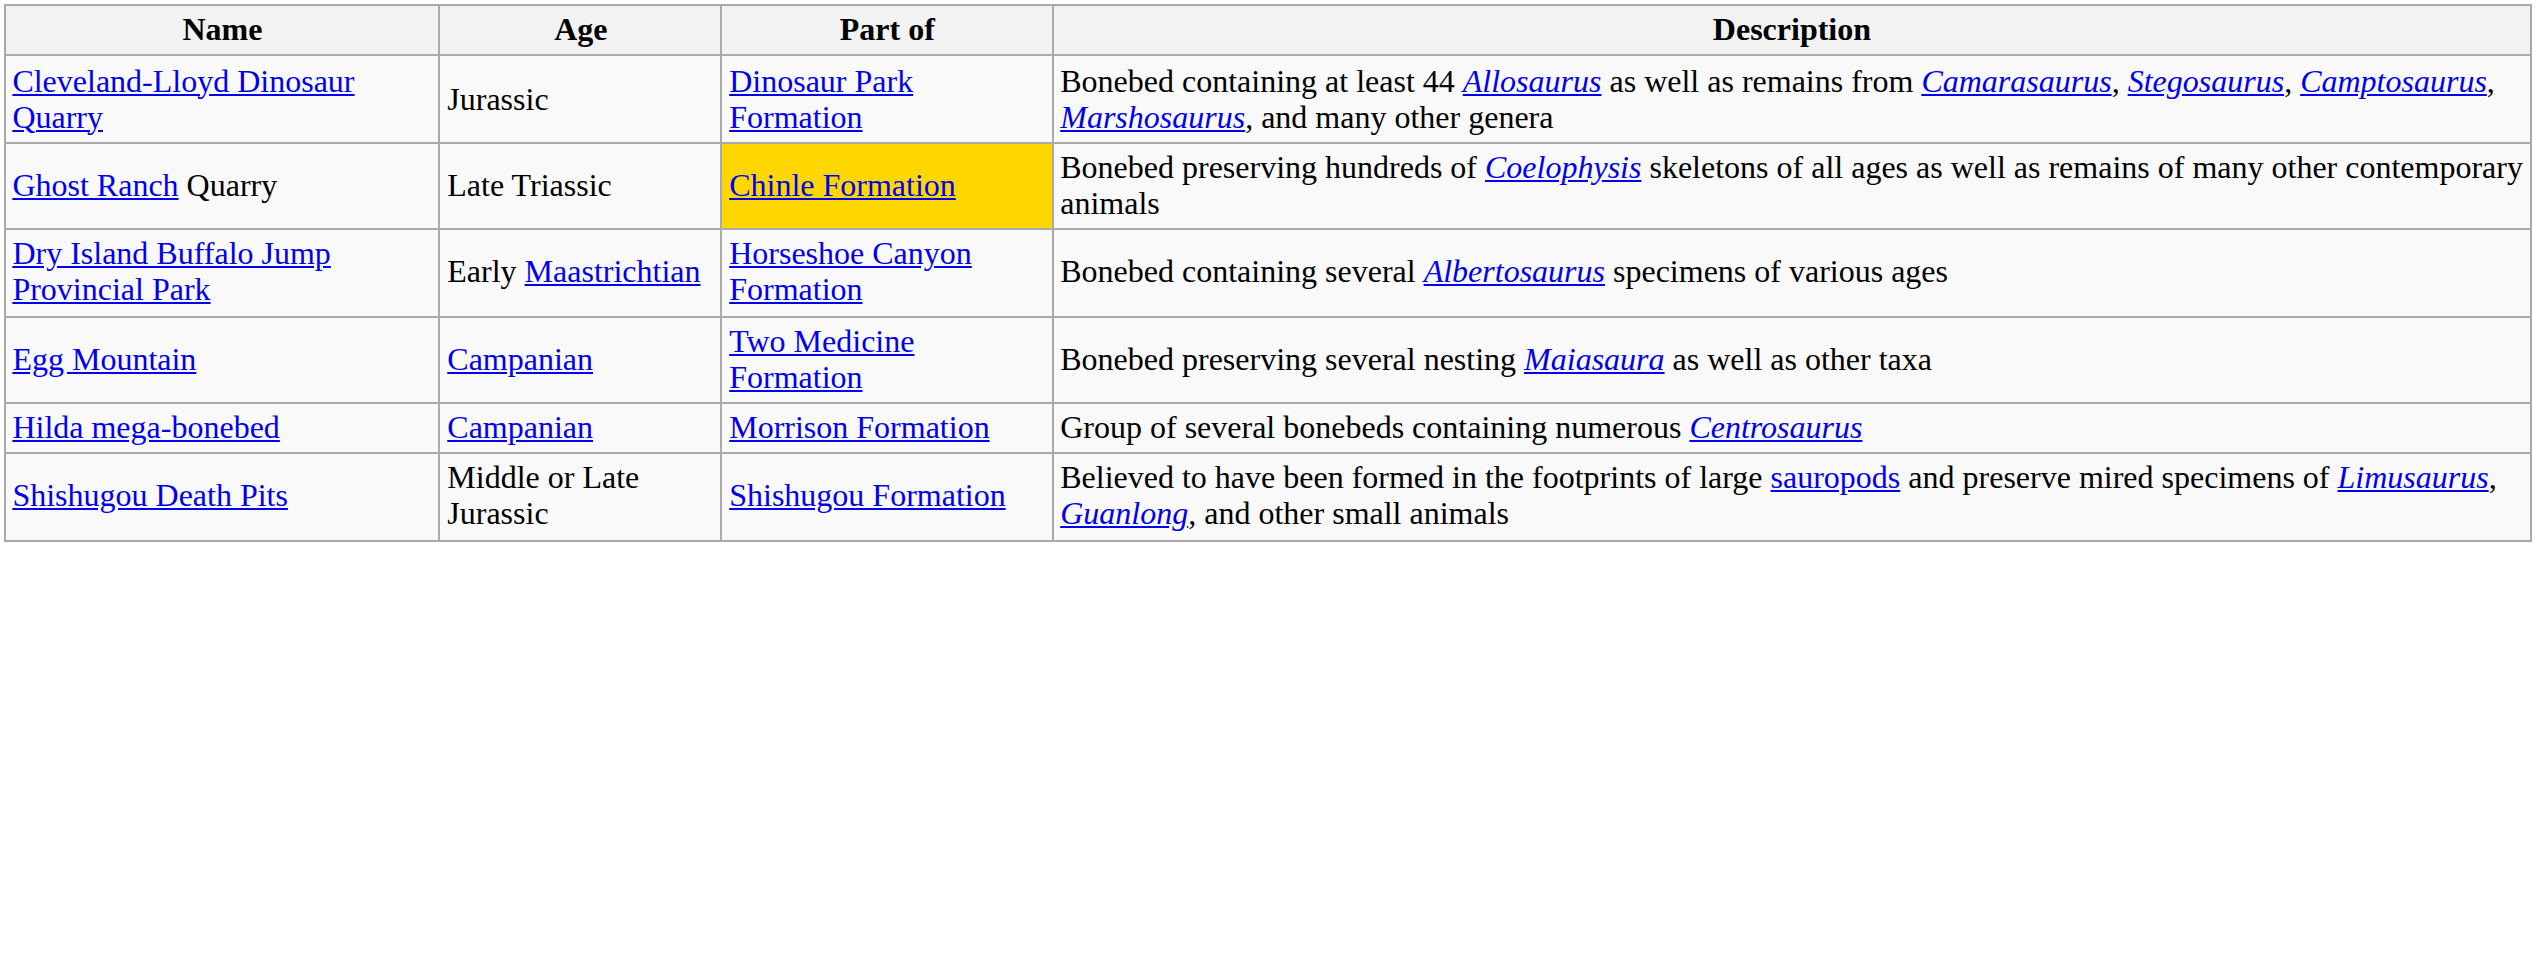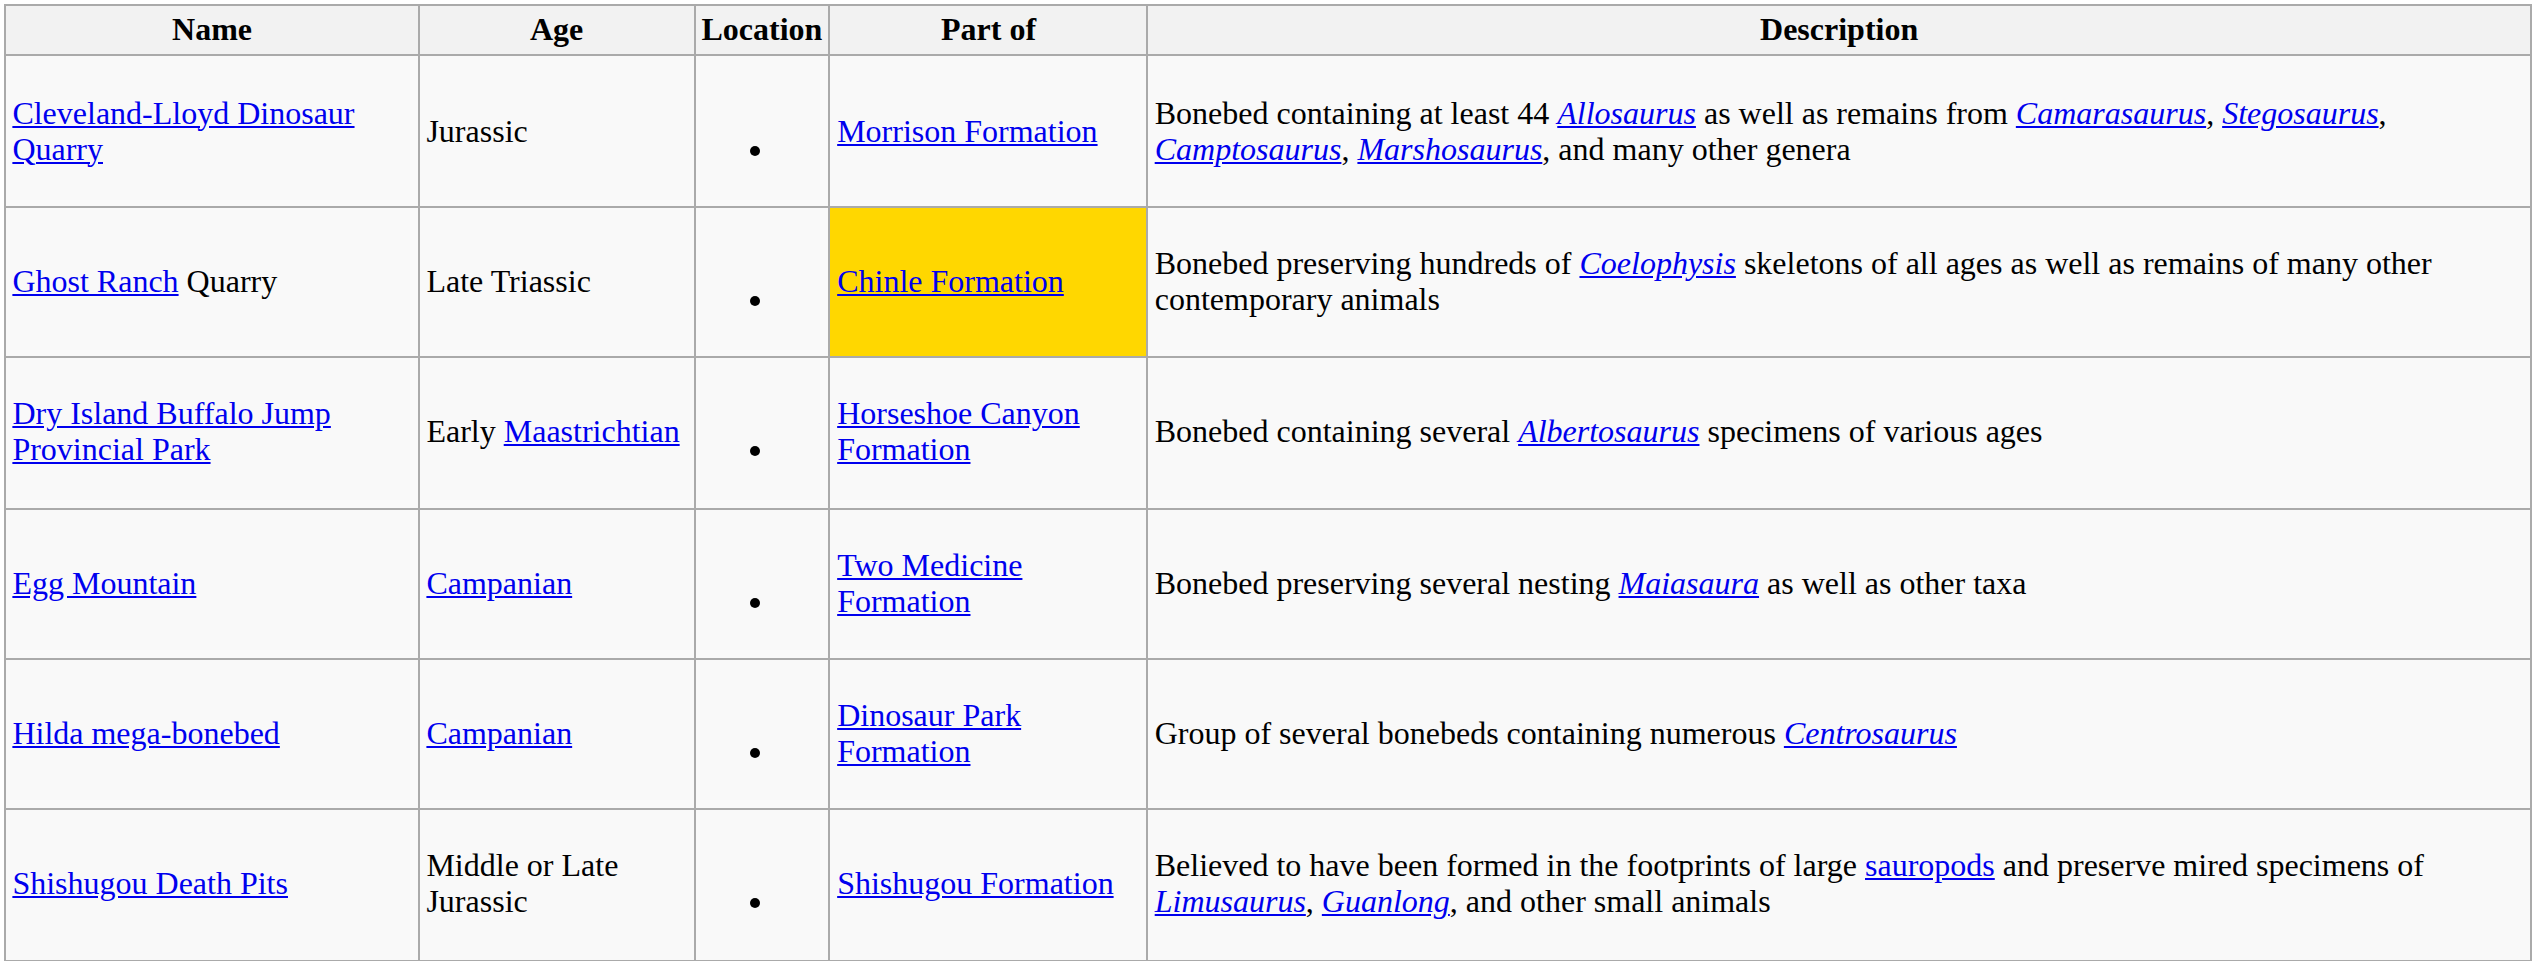+ column: (762, 29)
(821, 98) Dinosaur Park Formation -> (967, 130) Morrison Formation
(859, 427) Morrison Formation -> (929, 733) Dinosaur Park Formation
